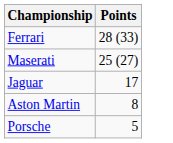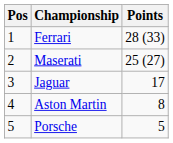+ column: (18, 15)
